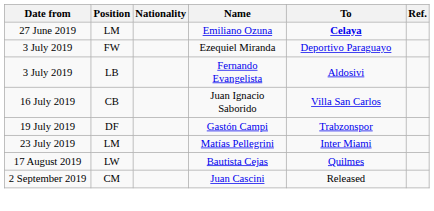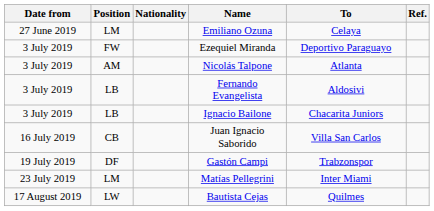(346, 31) bold -> (346, 31) normal
+ row: (237, 66)
+ row: (237, 114)
- row: (237, 179)
